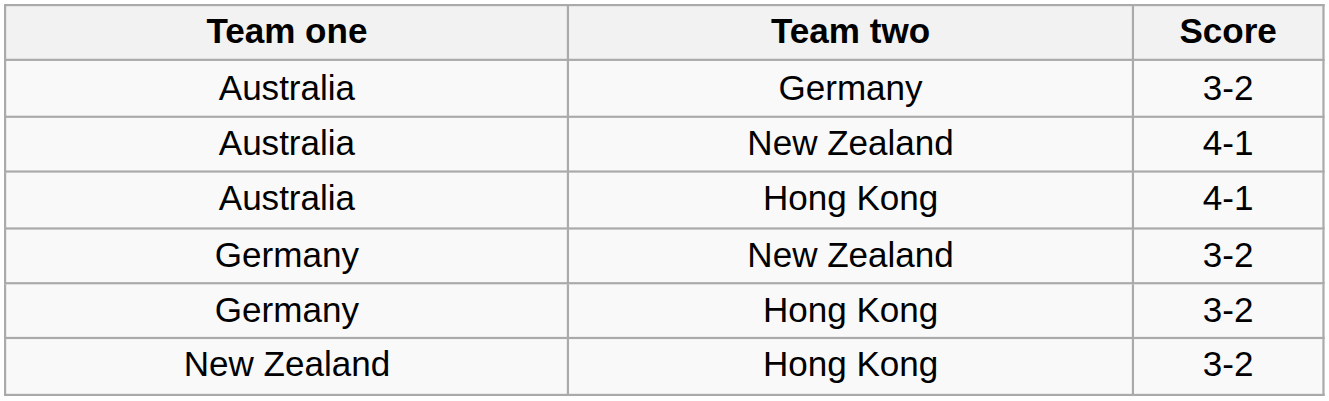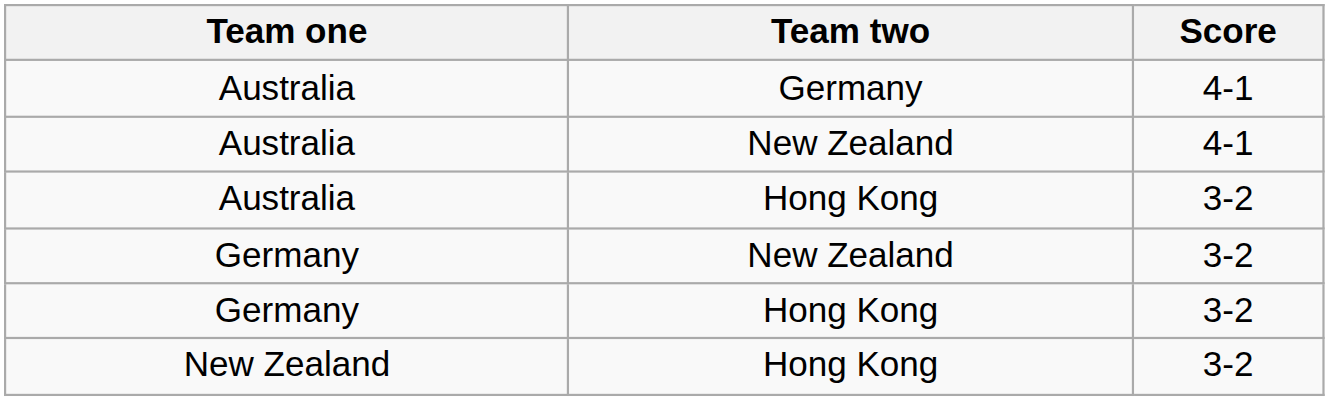(1228, 87) 3-2 -> (1228, 87) 4-1
(1228, 198) 4-1 -> (1228, 198) 3-2
